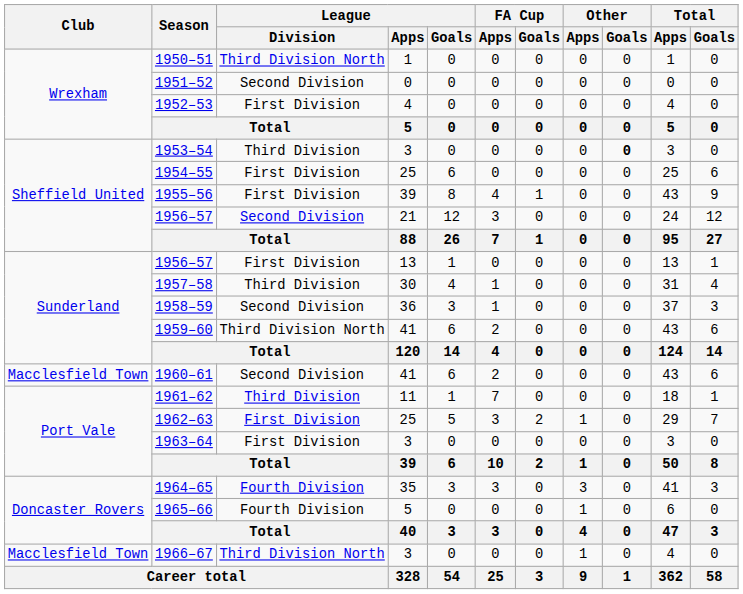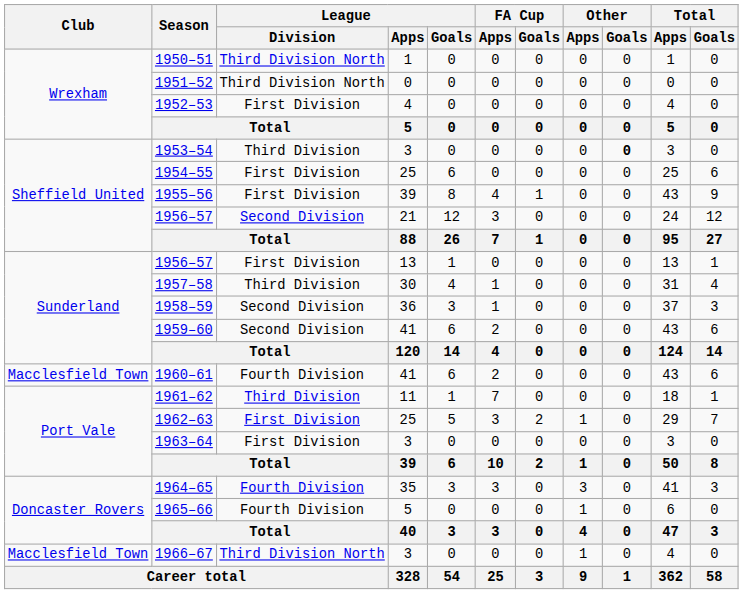(302, 83) Second Division -> (302, 83) Third Division North
(302, 330) Third Division North -> (302, 330) Second Division
(302, 375) Second Division -> (302, 375) Fourth Division
